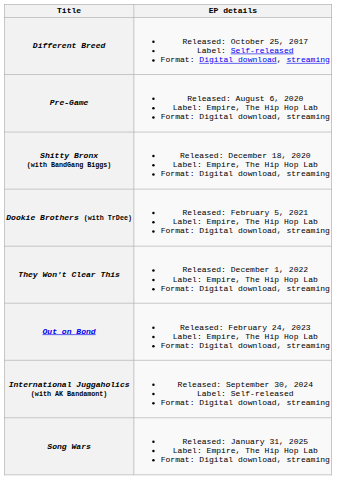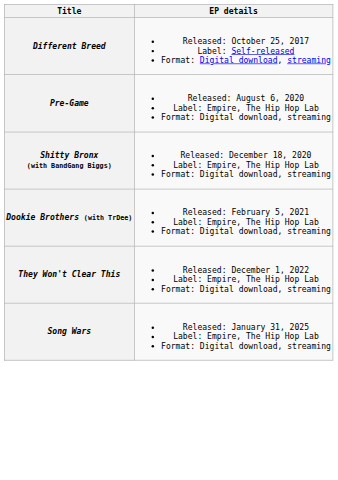- row: (69, 332)
- row: (69, 389)
